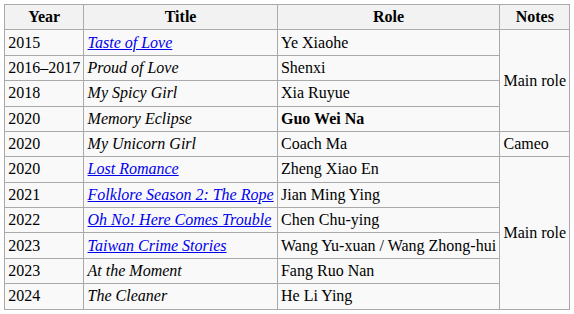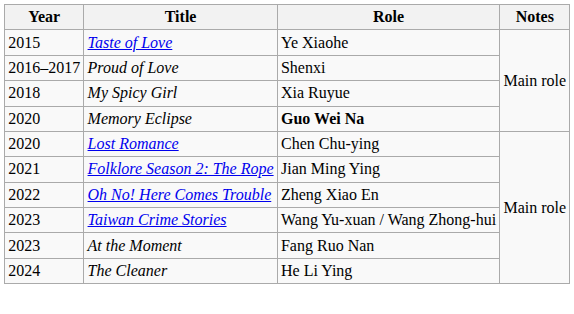- row: (142, 144)
(330, 169) Zheng Xiao En -> (330, 144) Chen Chu-ying
(330, 220) Chen Chu-ying -> (330, 194) Zheng Xiao En
